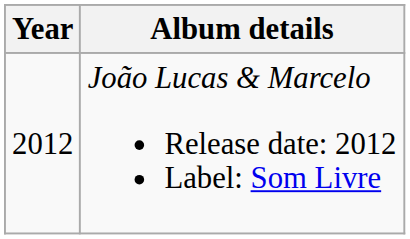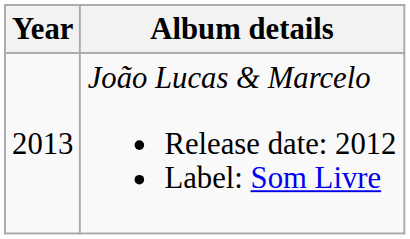(43, 142) 2012 -> (43, 142) 2013
